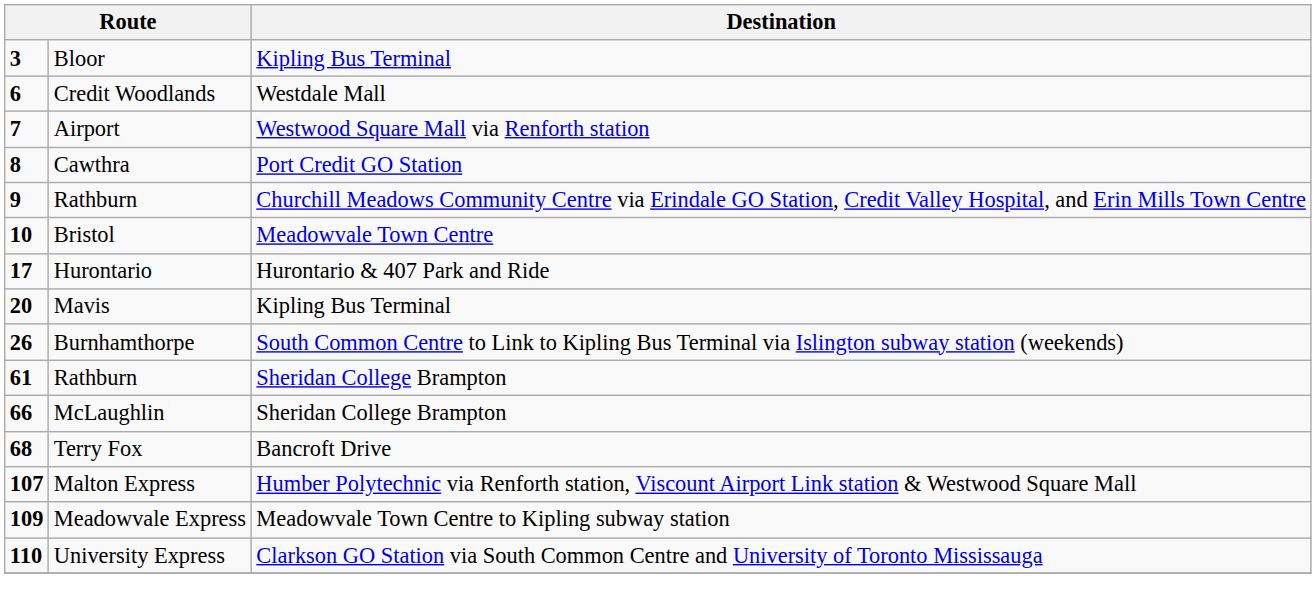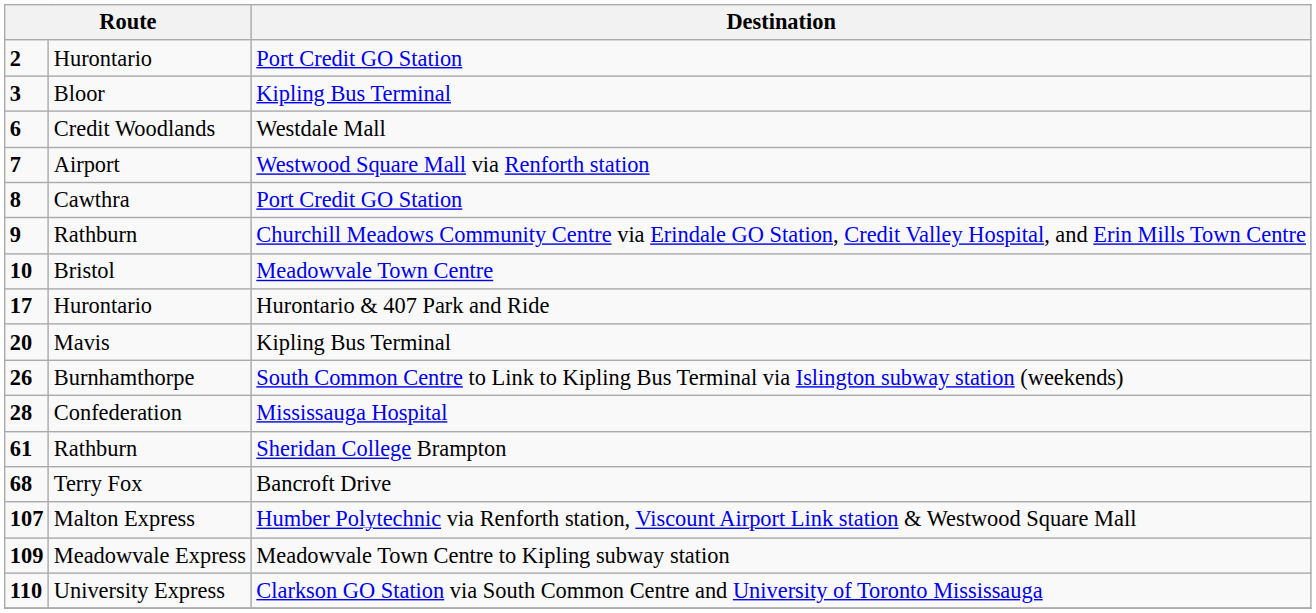+ row: (15, 57)
+ row: (21, 413)
- row: (21, 413)
